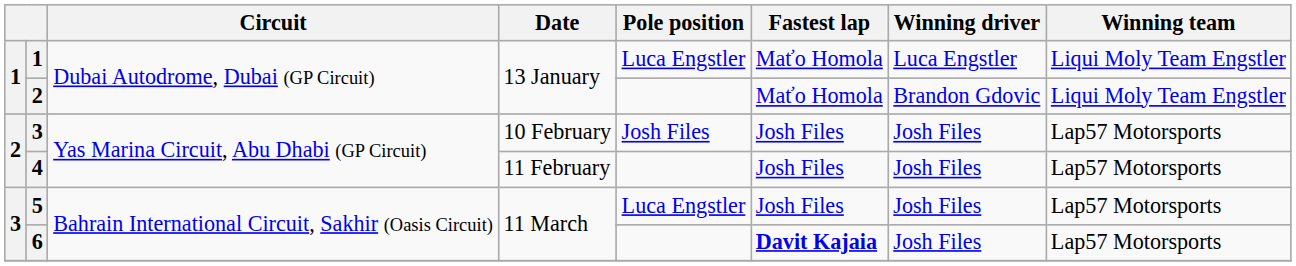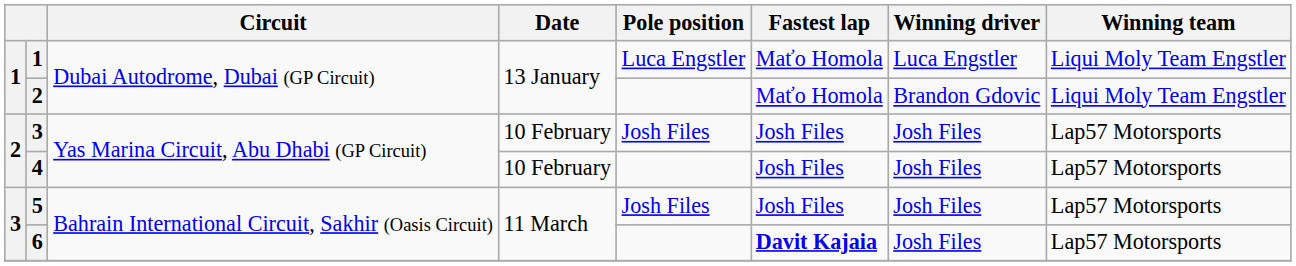(557, 168) 11 February -> (557, 168) 10 February
(683, 205) Luca Engstler -> (666, 205) Josh Files
